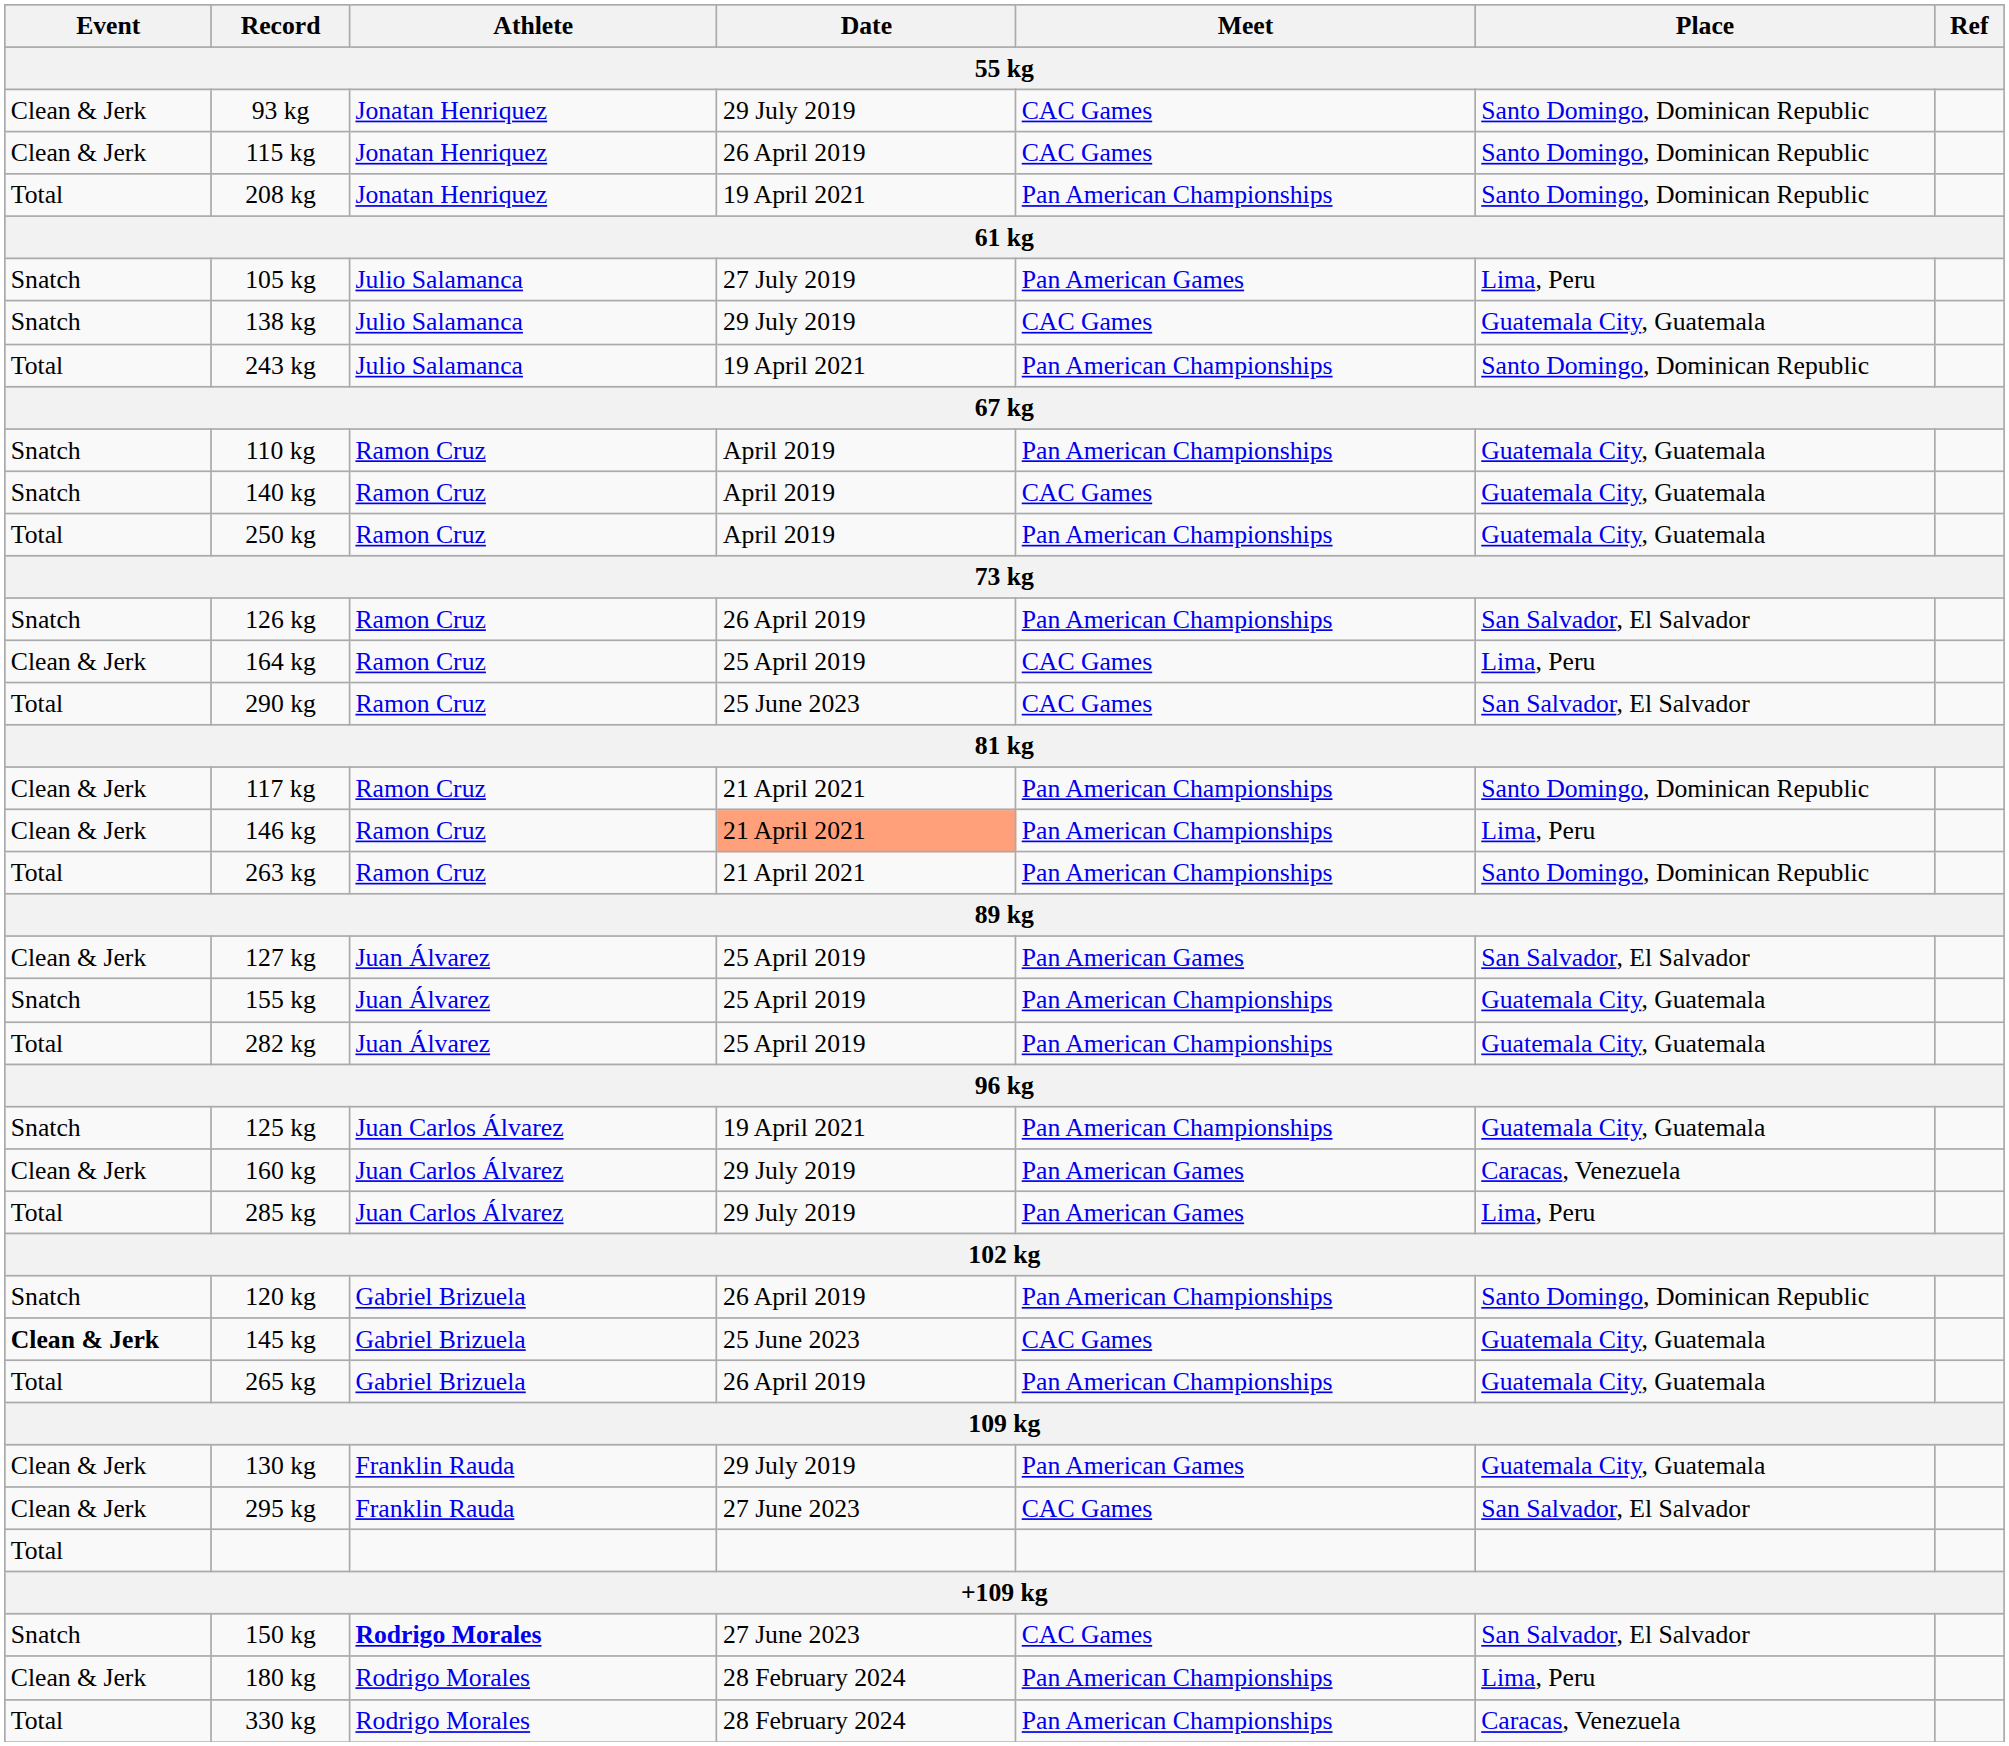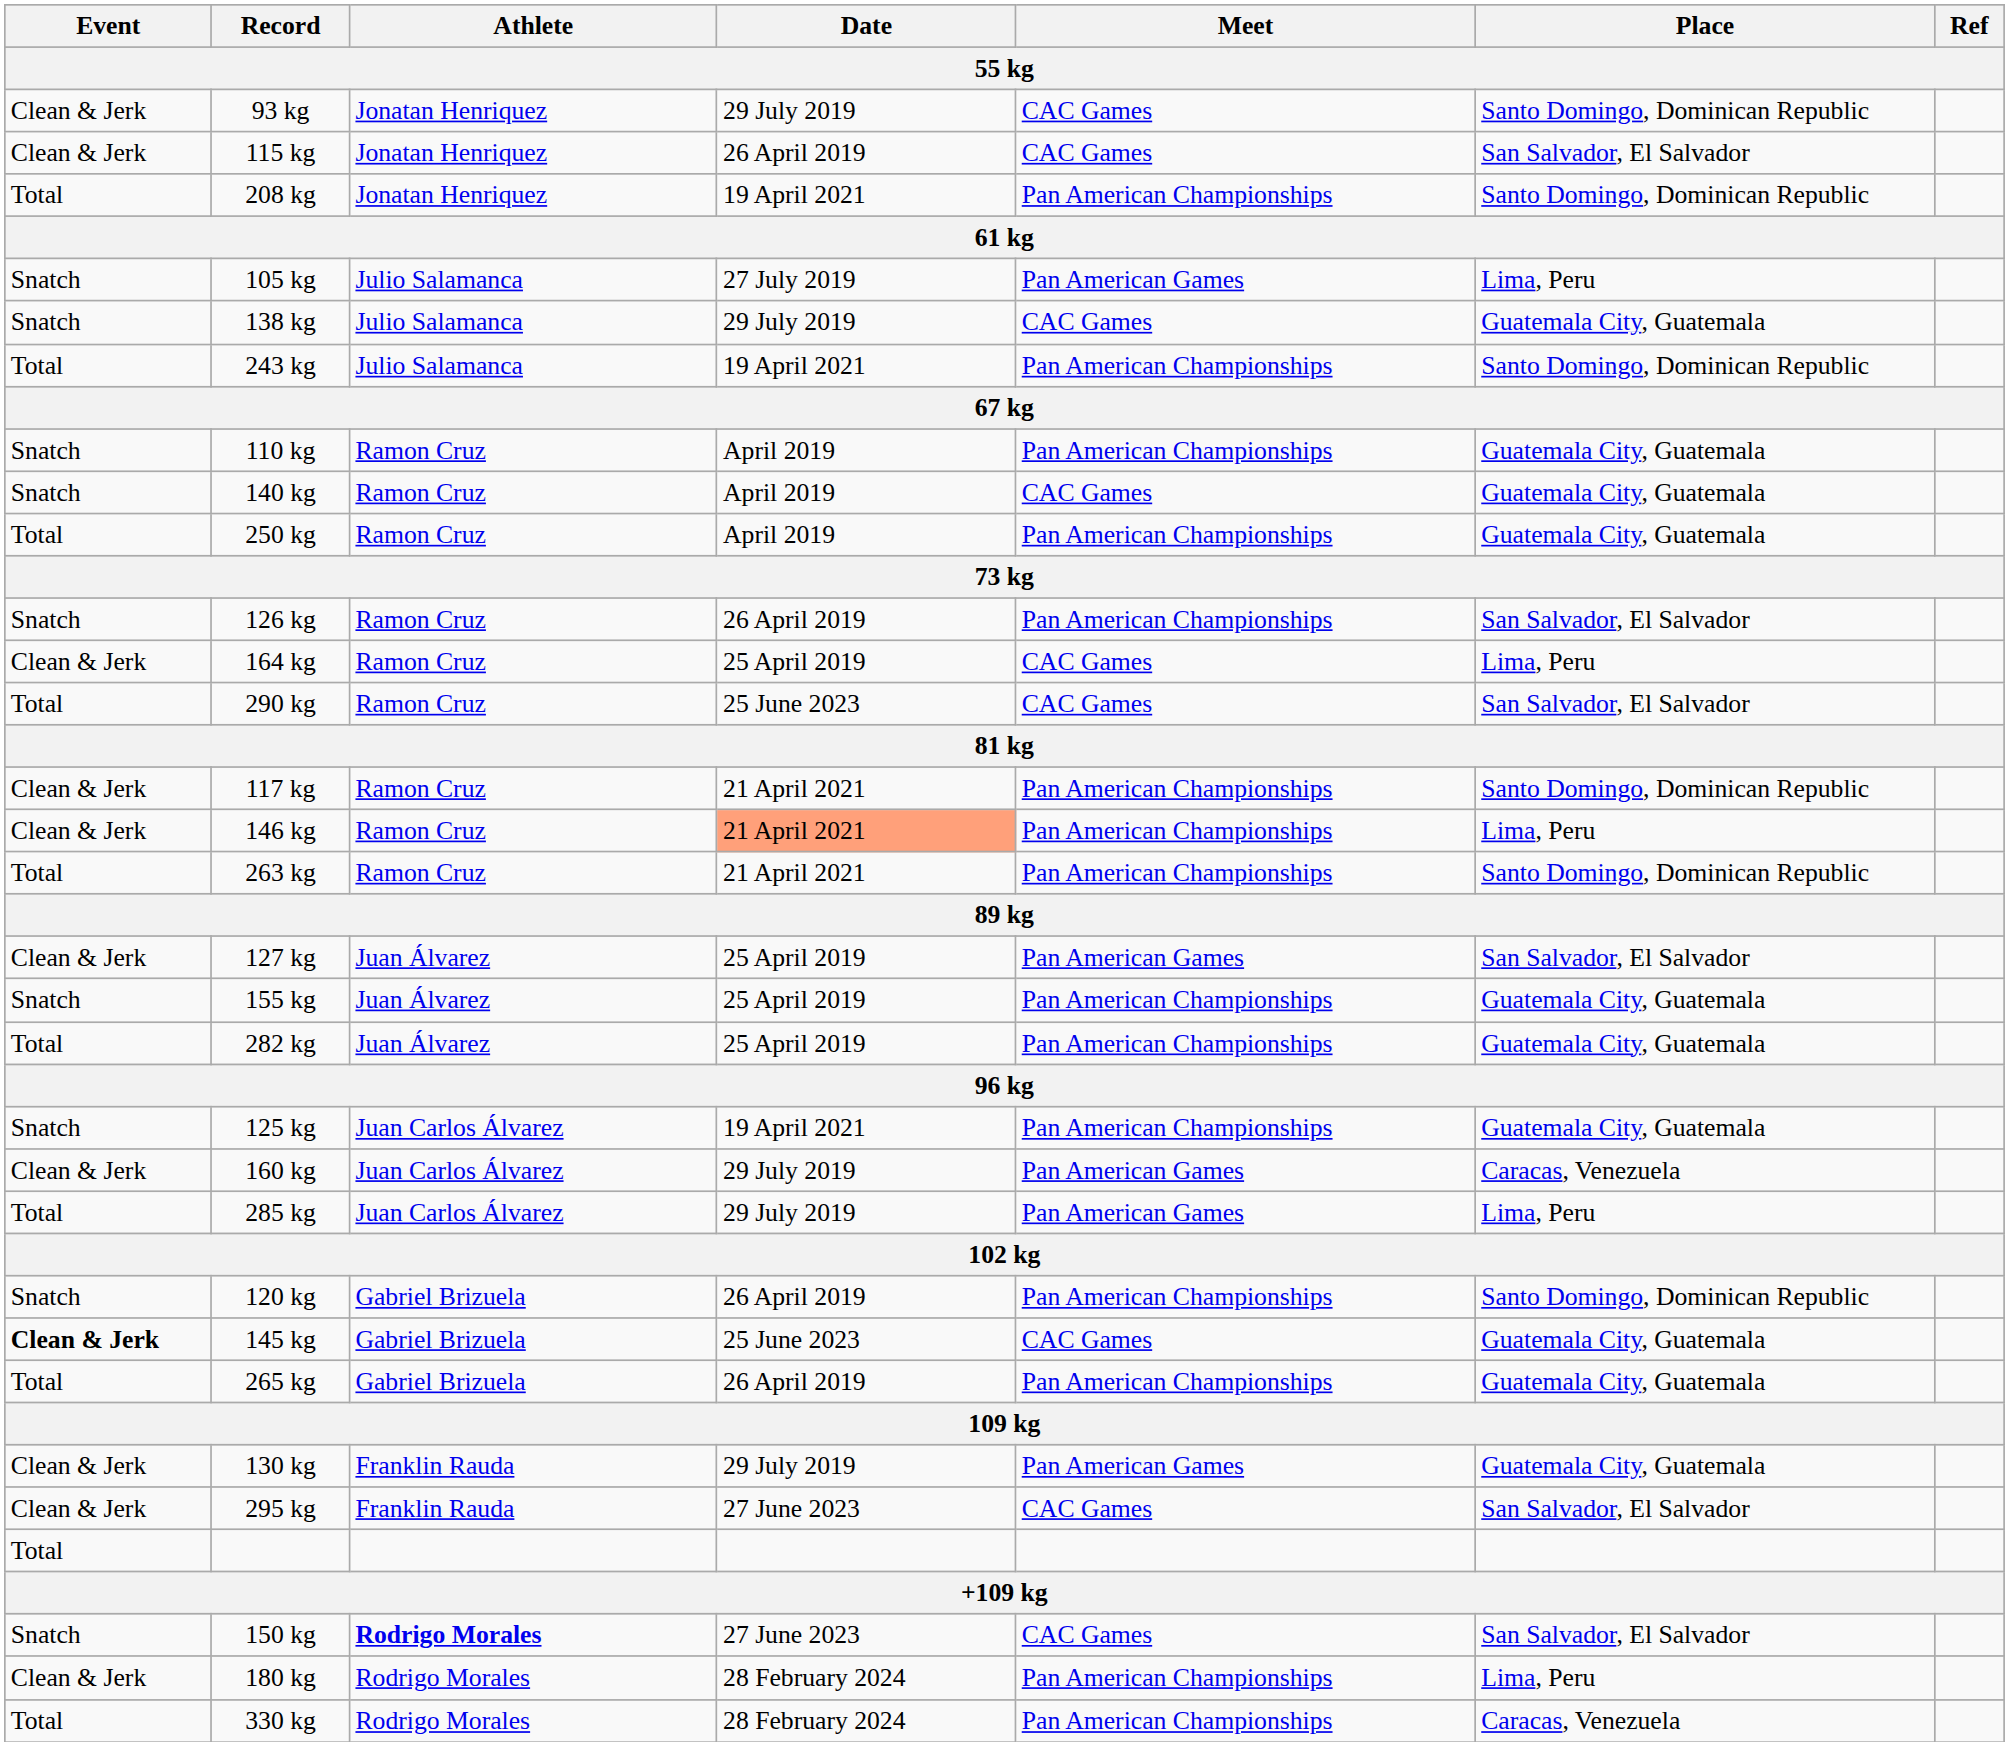(1675, 152) Santo Domingo, Dominican Republic -> (1615, 152) San Salvador, El Salvador
